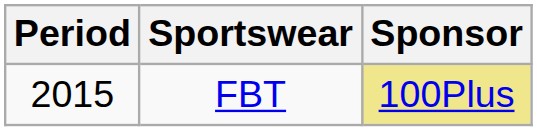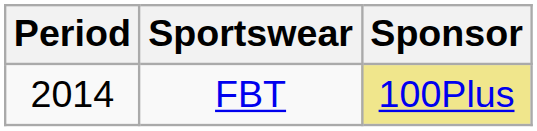(72, 93) 2015 -> (72, 93) 2014
